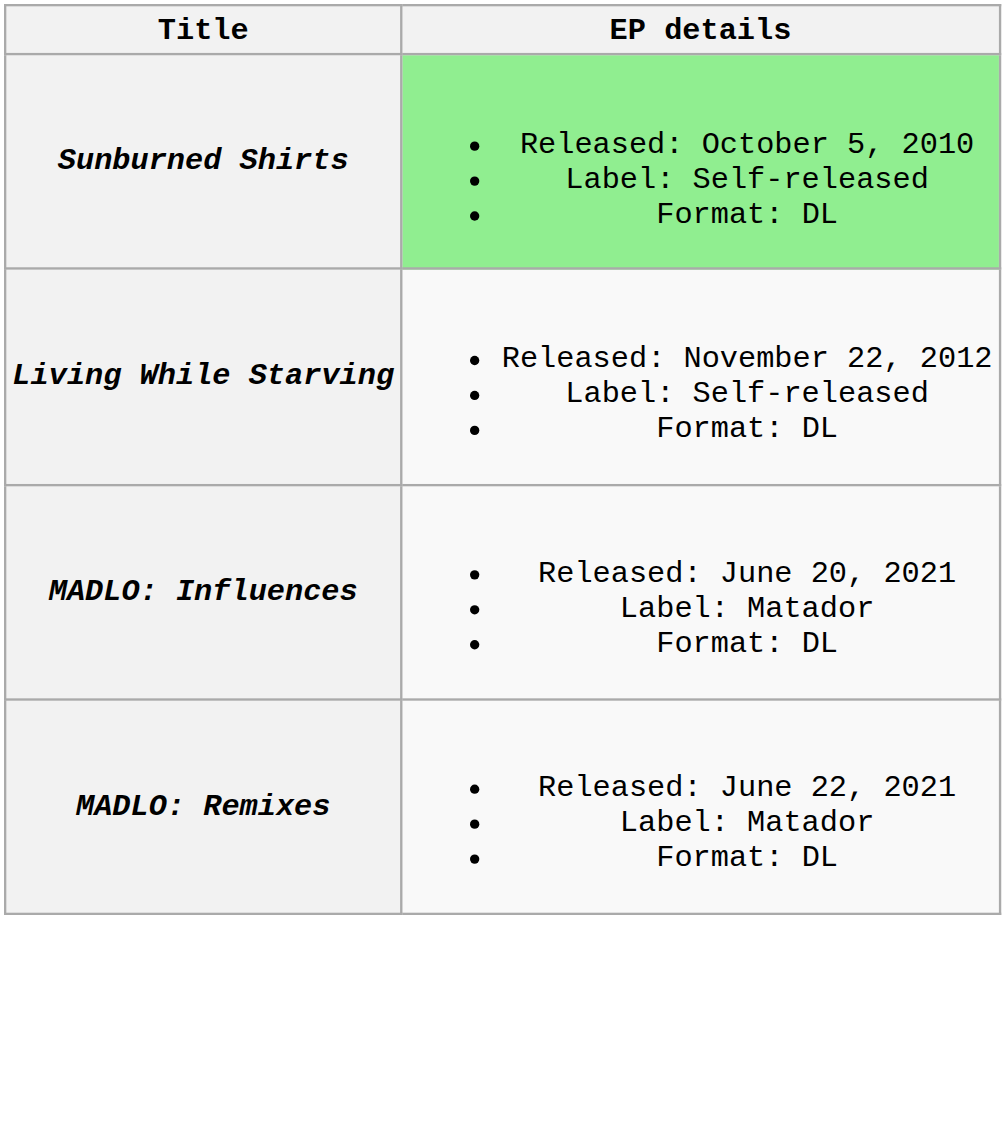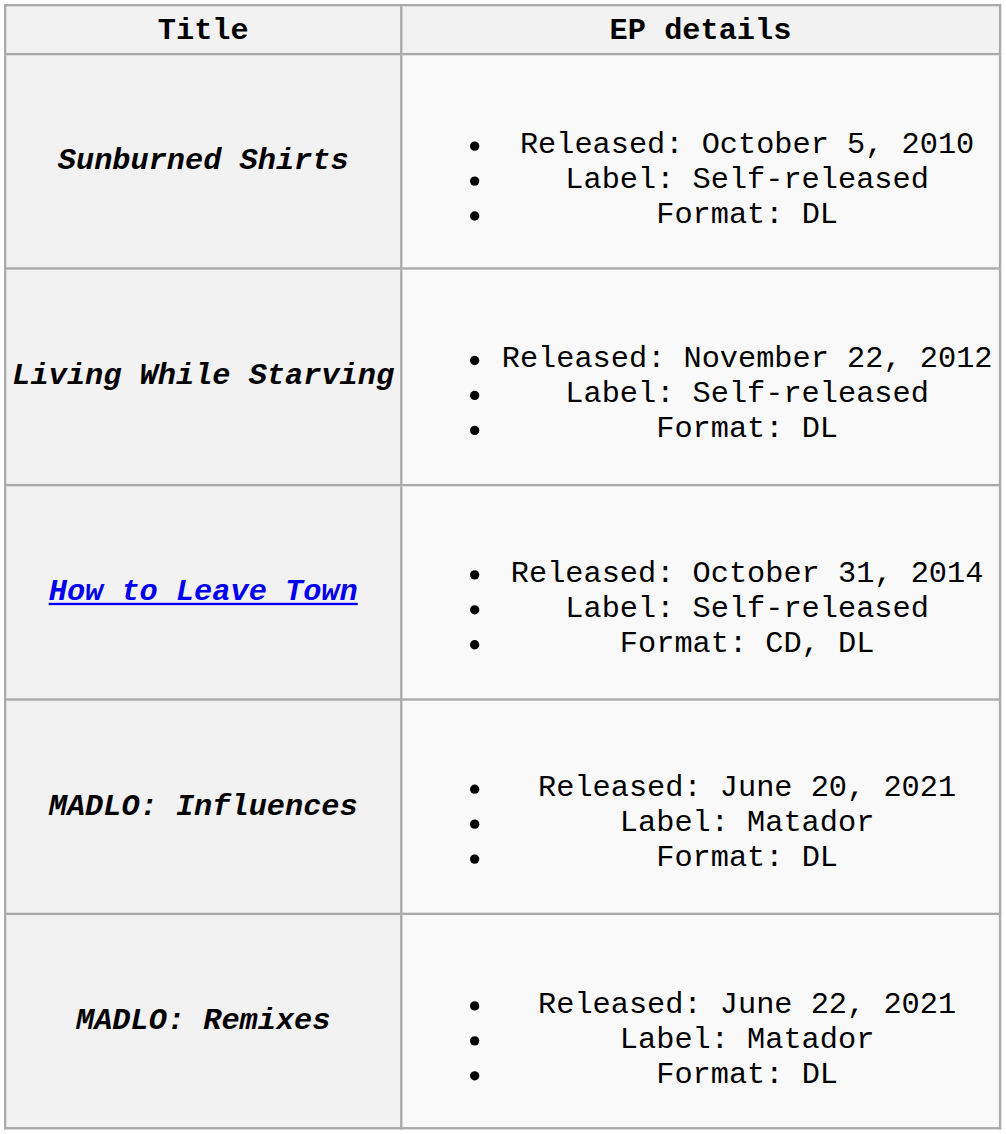(701, 179) lightgreen background -> (701, 179) no background
+ row: (203, 592)
